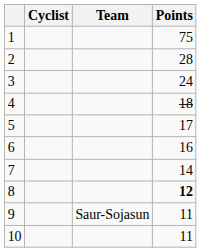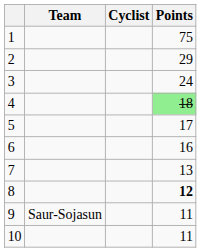columns swapped: (48, 15) <-> (112, 15)
(186, 59) 28 -> (186, 59) 29
(186, 103) no background -> (186, 103) lightgreen background
(186, 170) 14 -> (186, 170) 13
